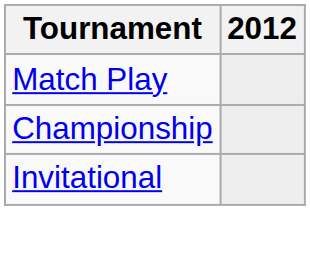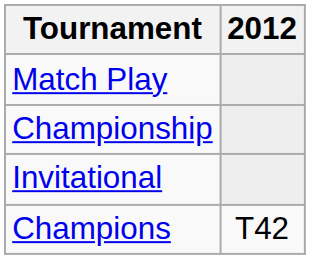+ row: (92, 228)
